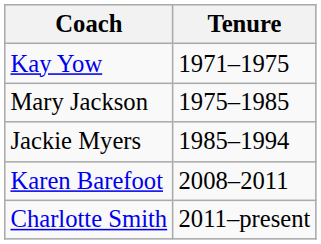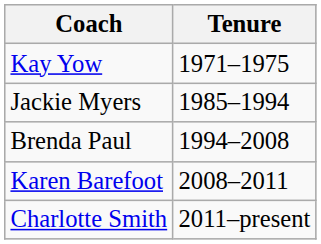- row: (79, 102)
+ row: (71, 141)
